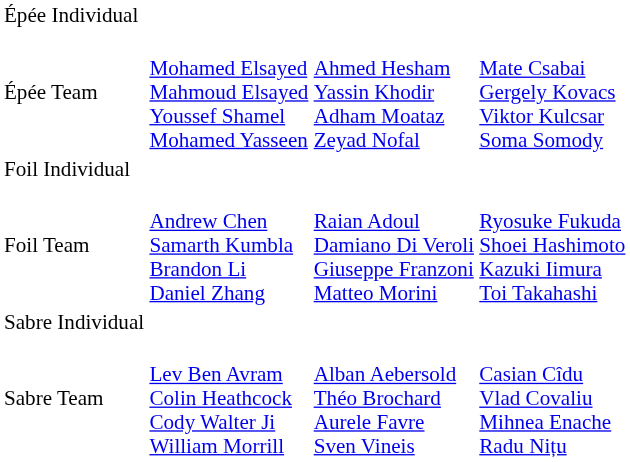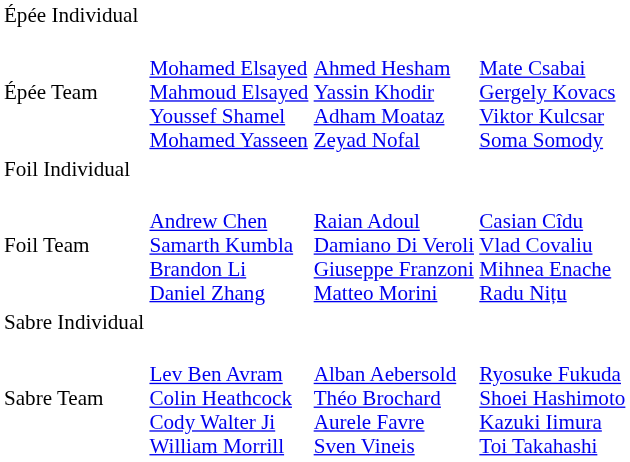(552, 257) Ryosuke Fukuda Shoei Hashimoto Kazuki Iimura Toi Takahashi -> (545, 257) Casian Cîdu Vlad Covaliu Mihnea Enache Radu Nițu
(545, 410) Casian Cîdu Vlad Covaliu Mihnea Enache Radu Nițu -> (552, 410) Ryosuke Fukuda Shoei Hashimoto Kazuki Iimura Toi Takahashi
